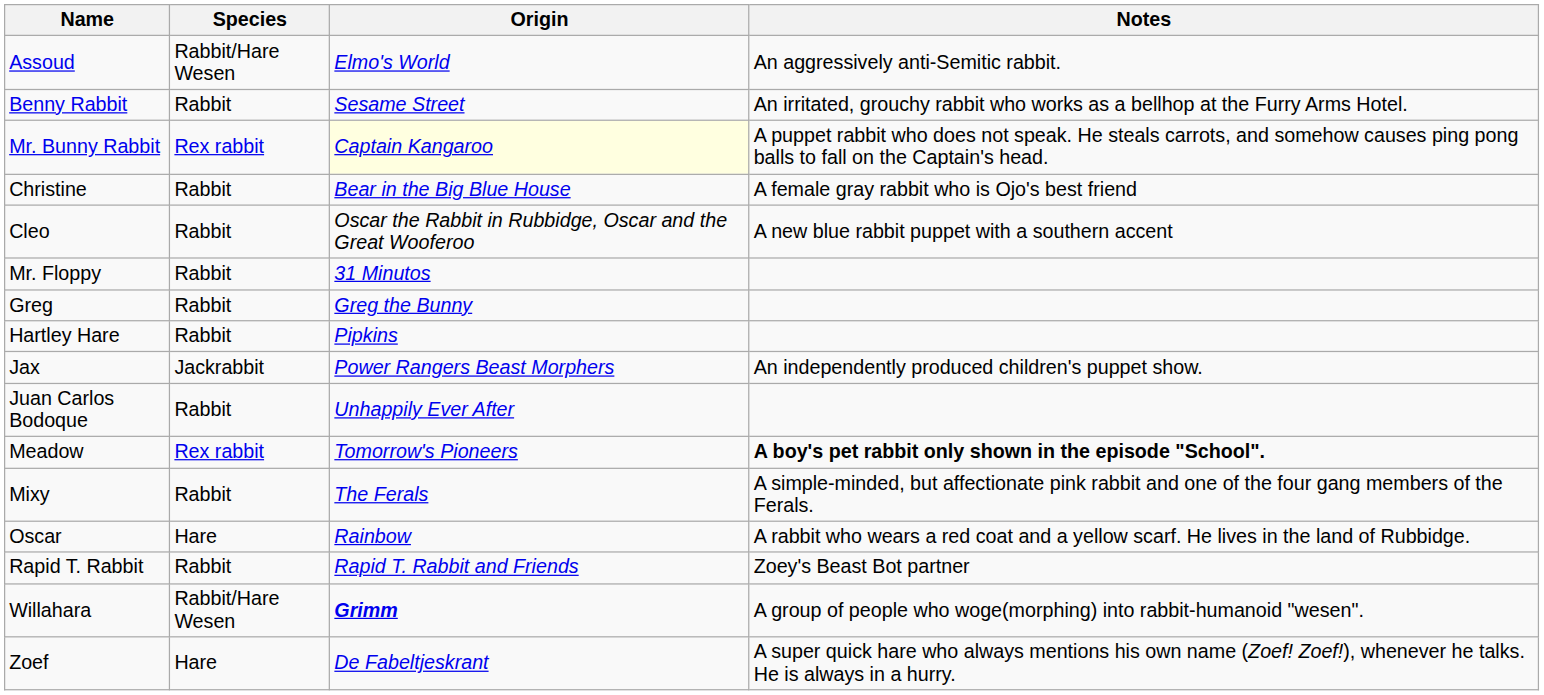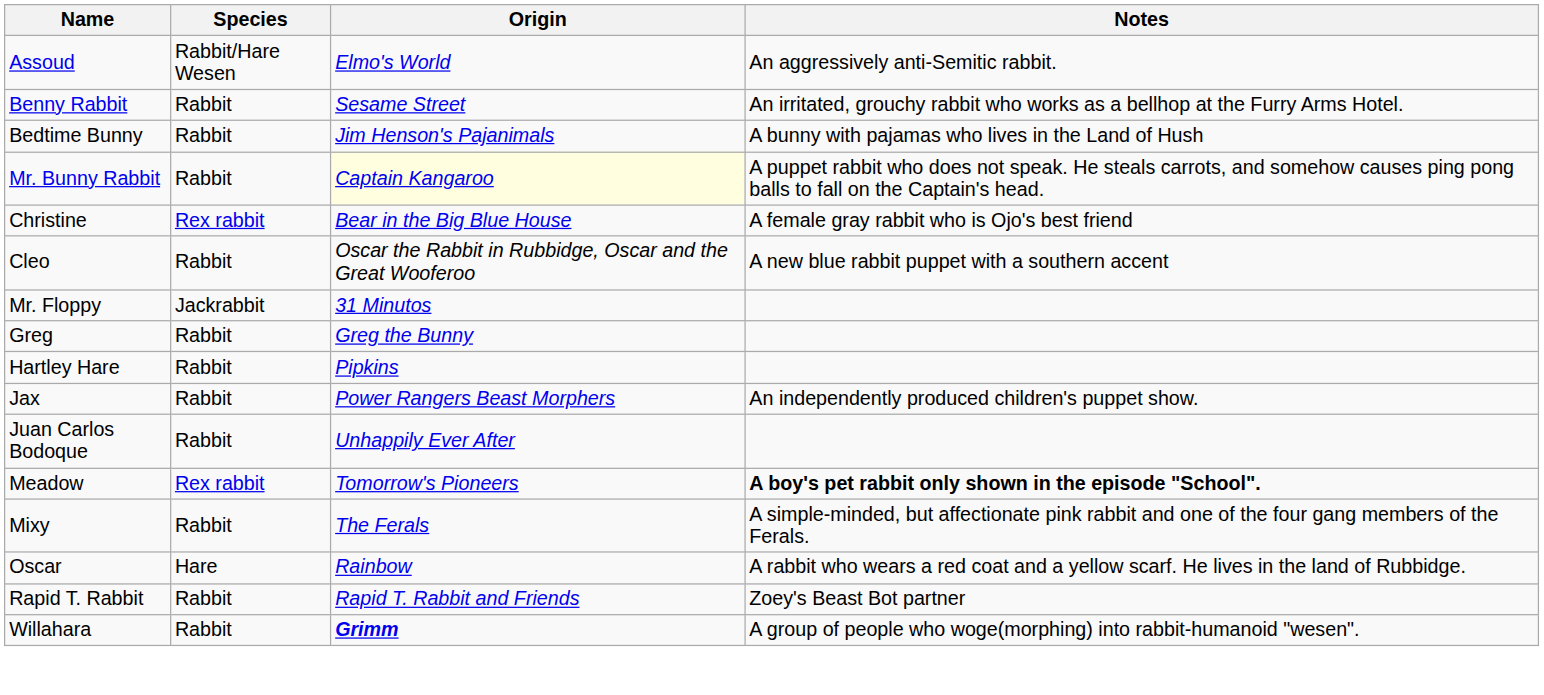+ row: (76, 135)
(219, 146) Rex rabbit -> (203, 178) Rabbit
(203, 189) Rabbit -> (220, 220) Rex rabbit
(203, 273) Rabbit -> (220, 305) Jackrabbit
(219, 367) Jackrabbit -> (203, 398) Rabbit
(227, 610) Rabbit/Hare Wesen -> (203, 630) Rabbit
- row: (29, 663)
